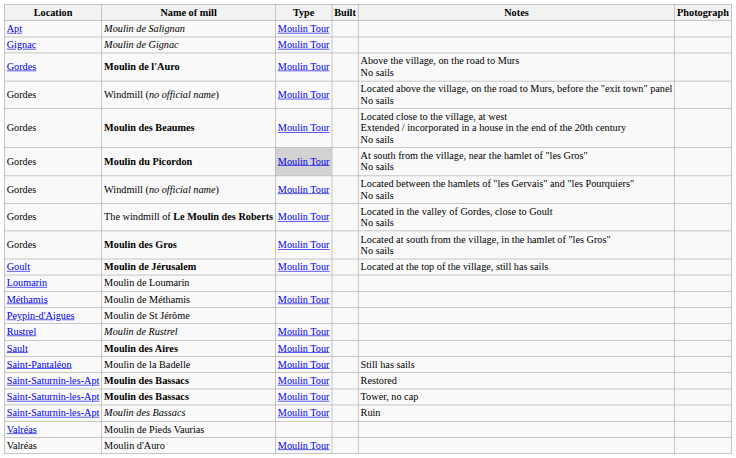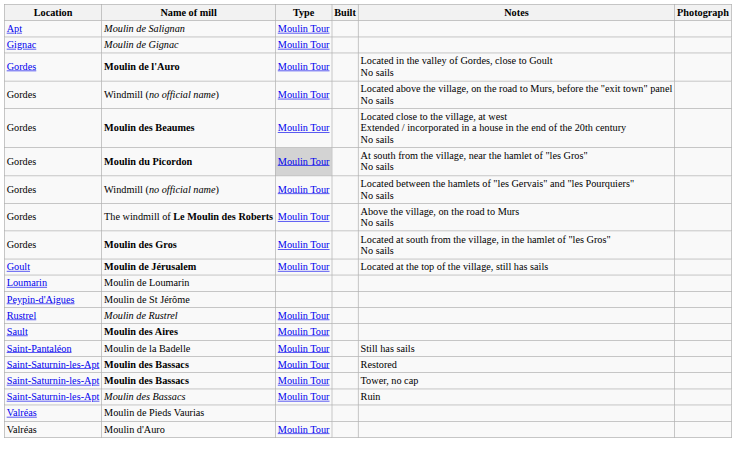(440, 67) Above the village, on the road to Murs No sails -> (457, 67) Located in the valley of Gordes, close to Goult No sails
(457, 217) Located in the valley of Gordes, close to Goult No sails -> (440, 217) Above the village, on the road to Murs No sails
- row: (27, 299)
